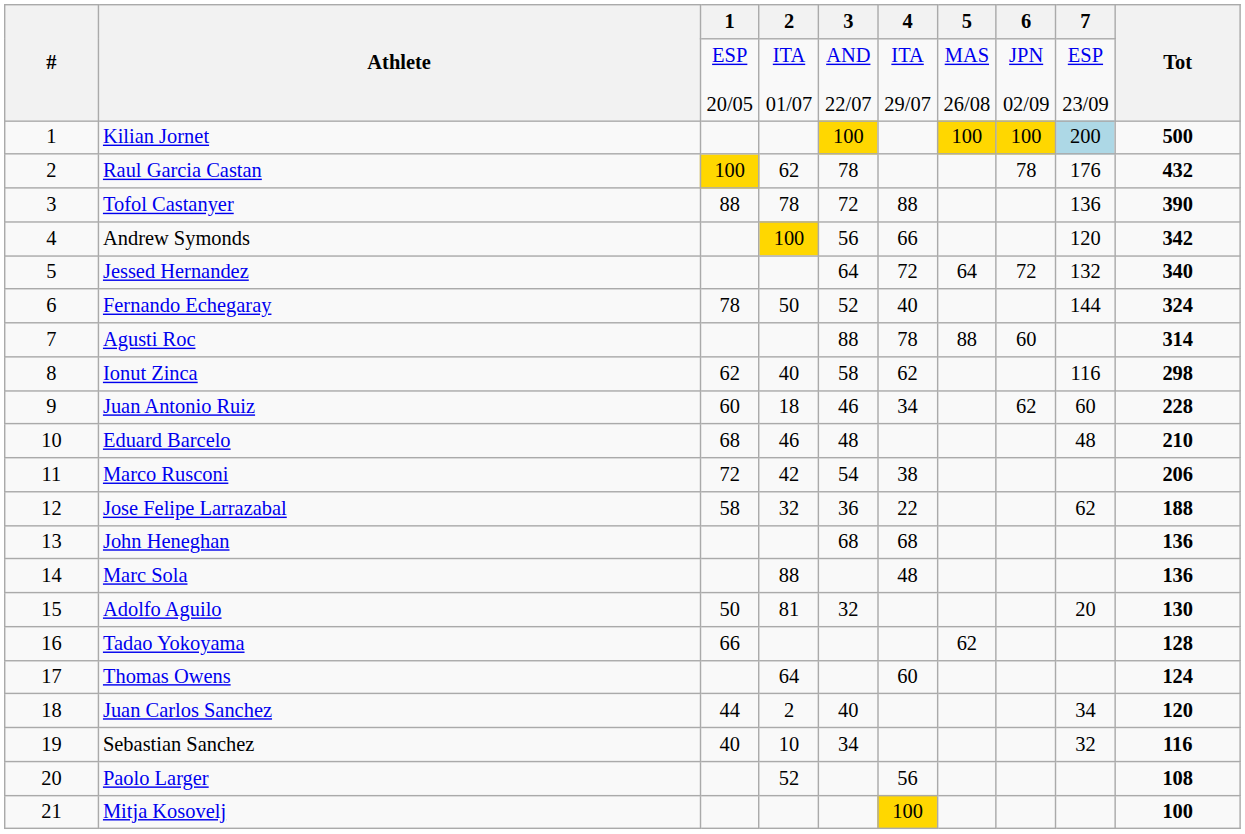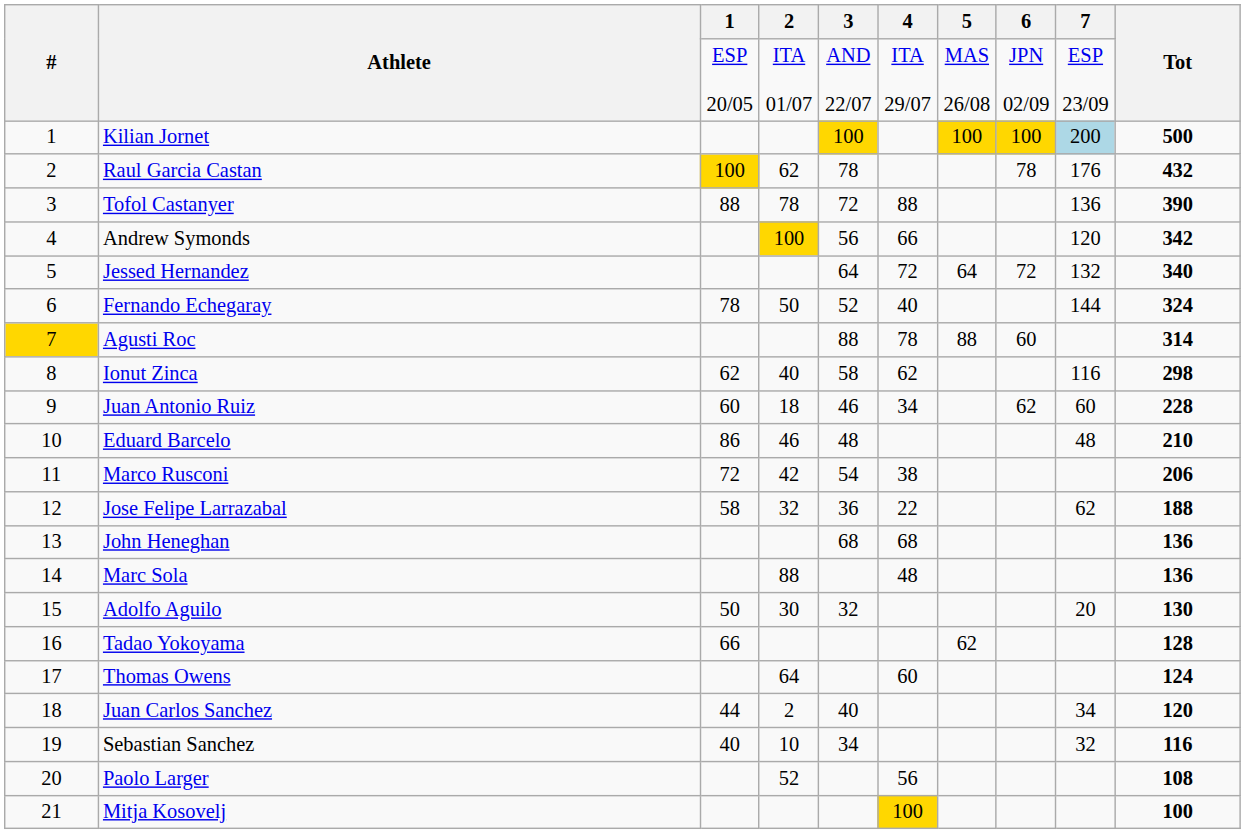(51, 339) no background -> (51, 339) gold background
(730, 441) 68 -> (730, 441) 86
(789, 609) 81 -> (789, 609) 30
